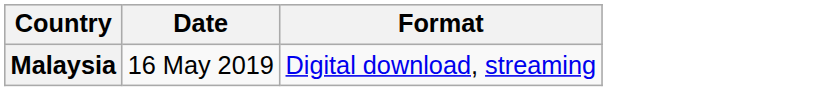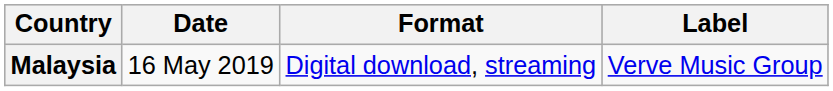+ column: (715, 24)
